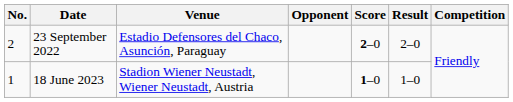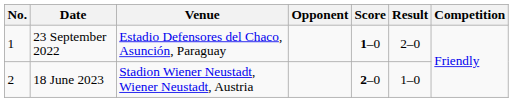(11, 43) 2 -> (11, 43) 1
(370, 43) 2–0 -> (370, 43) 1–0
(11, 79) 1 -> (11, 79) 2
(370, 79) 1–0 -> (370, 79) 2–0
